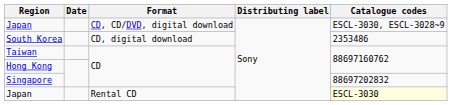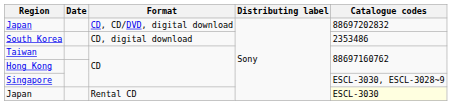(389, 25) ESCL-3030, ESCL-3028~9 -> (361, 25) 88697202832
(361, 80) 88697202832 -> (389, 80) ESCL-3030, ESCL-3028~9
